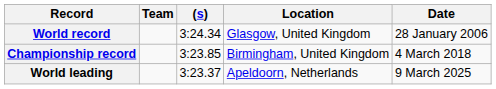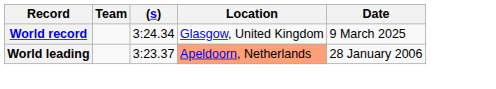(441, 34) 28 January 2006 -> (368, 34) 9 March 2025
- row: (72, 53)
(292, 73) no background -> (246, 53) lightsalmon background
(433, 73) 9 March 2025 -> (376, 53) 28 January 2006
